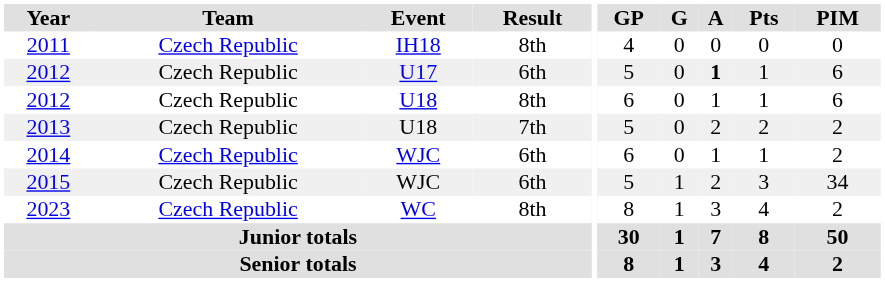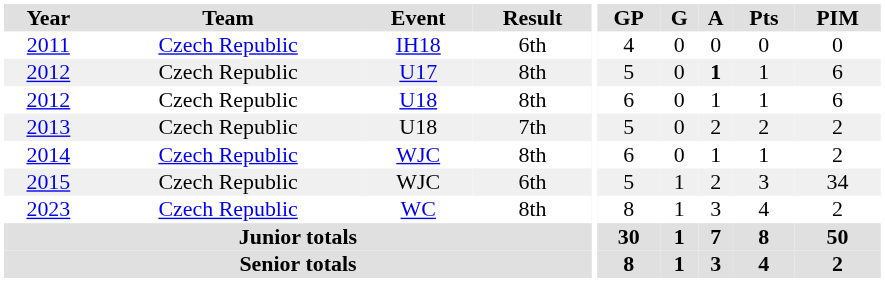(532, 44) 8th -> (532, 44) 6th
(532, 72) 6th -> (532, 72) 8th
(532, 154) 6th -> (532, 154) 8th
